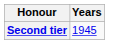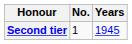+ column: (81, 13)
